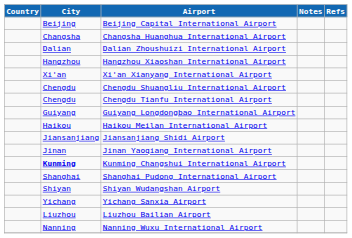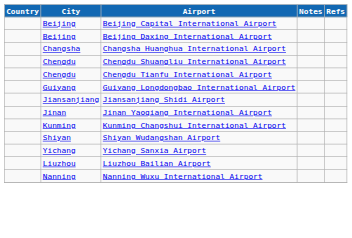+ row: (187, 36)
- row: (194, 49)
- row: (194, 62)
- row: (187, 74)
- row: (185, 125)
(59, 163) bold -> (59, 125) normal
- row: (190, 176)
